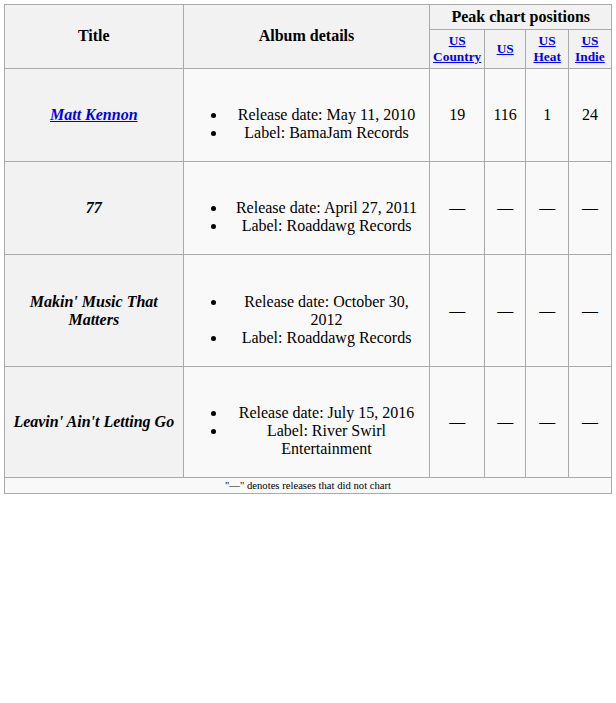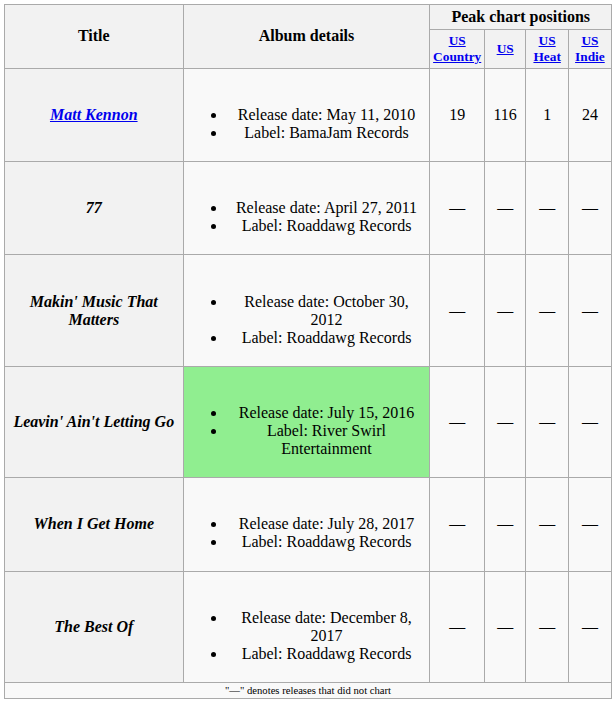(306, 431) no background -> (306, 431) lightgreen background
+ row: (94, 524)
+ row: (94, 626)
